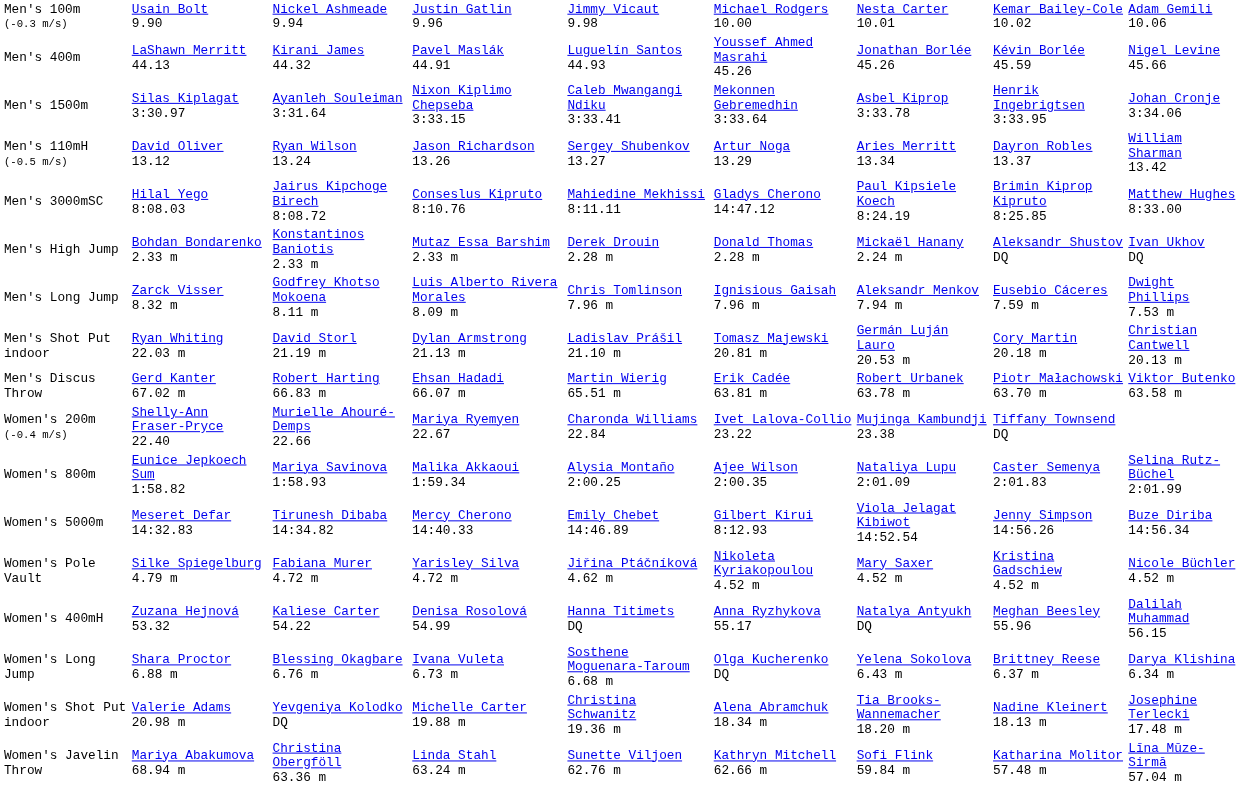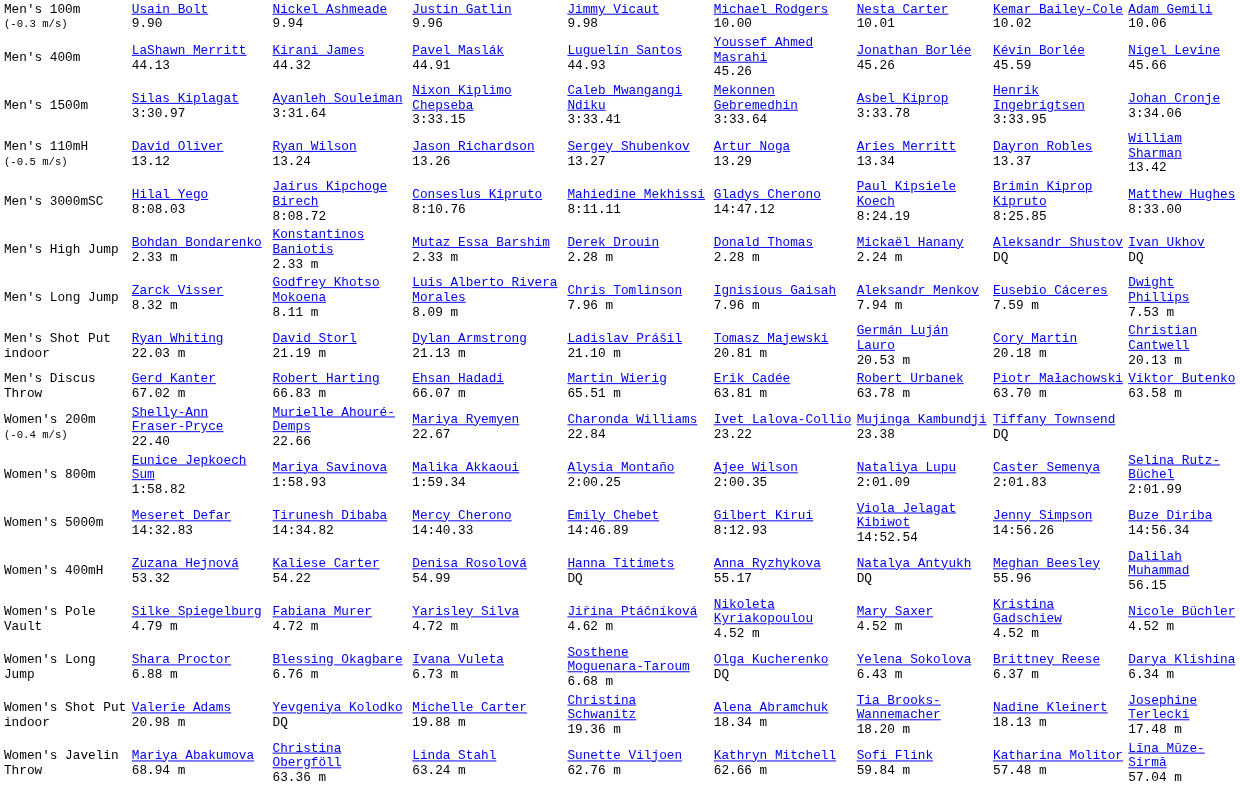rows swapped: (54, 619) <-> (50, 571)
